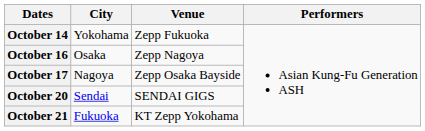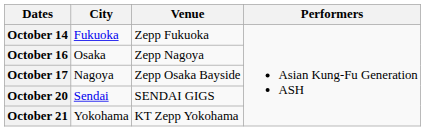(101, 34) Yokohama -> (96, 34) Fukuoka
(96, 116) Fukuoka -> (101, 116) Yokohama
